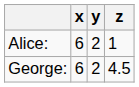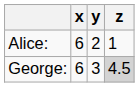(96, 69) 2 -> (96, 69) 3
(119, 69) no background -> (119, 69) lightgrey background
